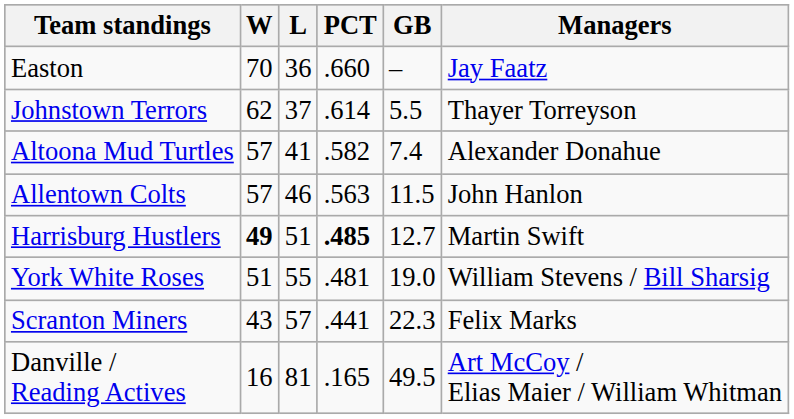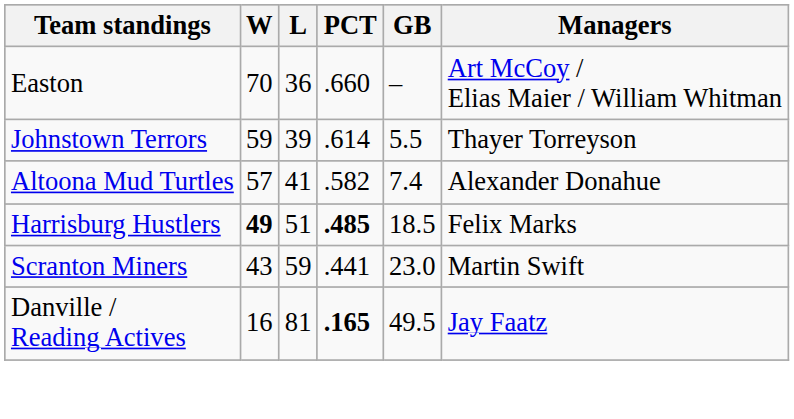(498, 67) Jay Faatz -> (615, 82) Art McCoy / Elias Maier / William Whitman
(259, 109) 62 -> (259, 139) 59
(298, 109) 37 -> (298, 139) 39
- row: (98, 194)
(412, 236) 12.7 -> (412, 223) 18.5
(516, 236) Martin Swift -> (512, 223) Felix Marks
- row: (107, 278)
(298, 320) 57 -> (298, 266) 59
(412, 320) 22.3 -> (412, 266) 23.0
(512, 320) Felix Marks -> (516, 266) Martin Swift
(347, 377) normal -> (347, 323) bold
(615, 377) Art McCoy / Elias Maier / William Whitman -> (498, 323) Jay Faatz
